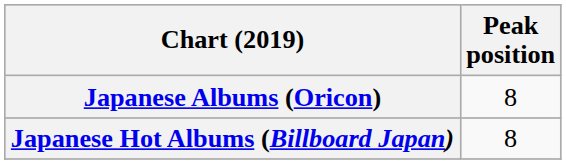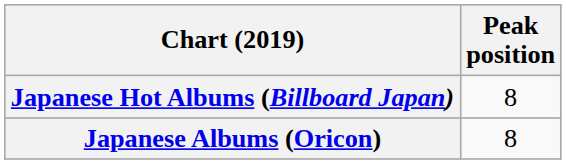rows swapped: (232, 96) <-> (232, 138)
